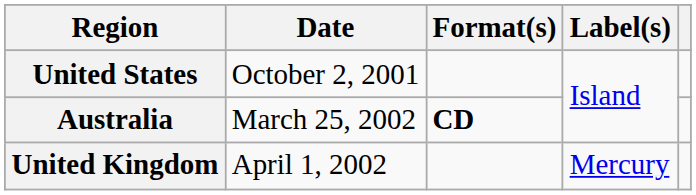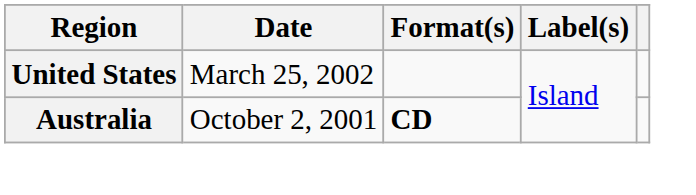(325, 73) October 2, 2001 -> (282, 73) March 25, 2002
(324, 119) March 25, 2002 -> (284, 119) October 2, 2001
- row: (115, 165)
